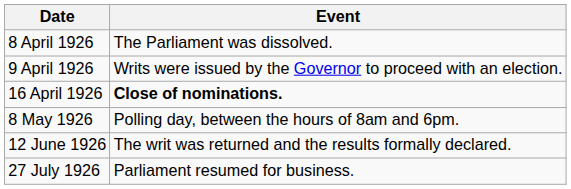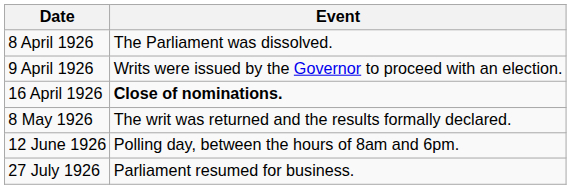(286, 119) Polling day, between the hours of 8am and 6pm. -> (313, 119) The writ was returned and the results formally declared.
(313, 145) The writ was returned and the results formally declared. -> (286, 145) Polling day, between the hours of 8am and 6pm.
